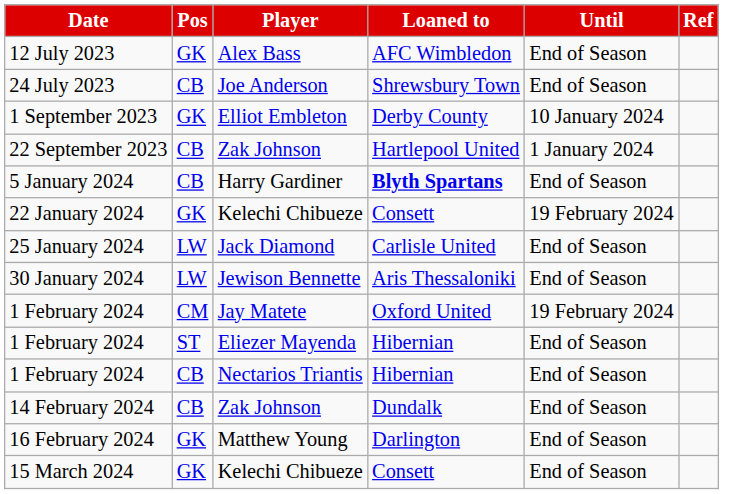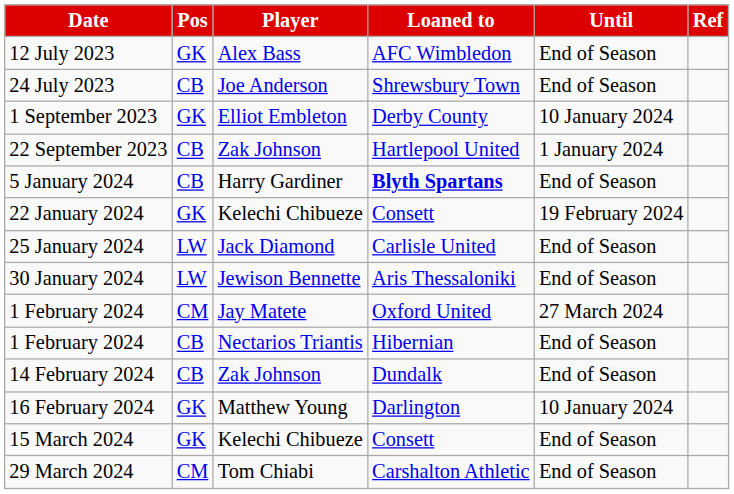(602, 310) 19 February 2024 -> (601, 310) 27 March 2024
- row: (76, 342)
(588, 439) End of Season -> (606, 407) 10 January 2024
+ row: (71, 471)
